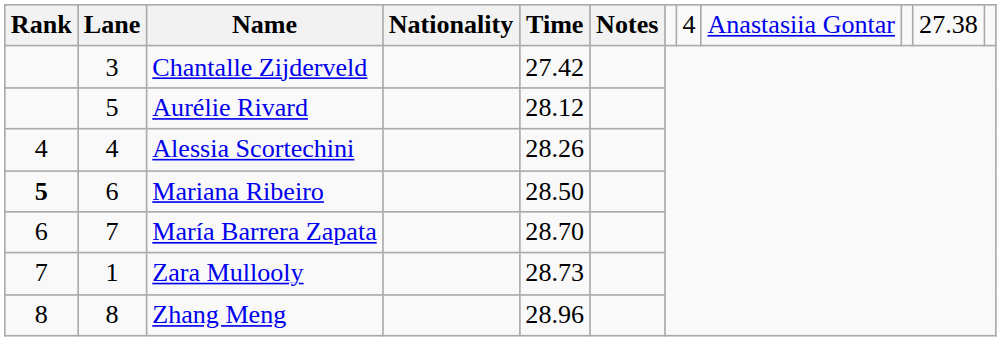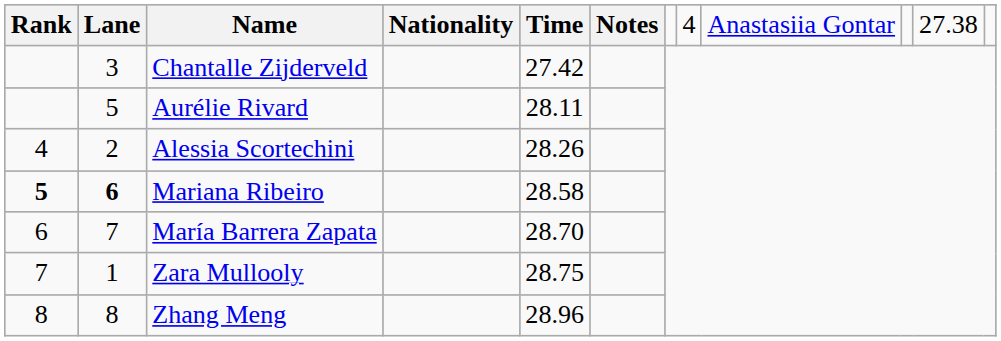(555, 107) 28.12 -> (555, 107) 28.11
(112, 149) 4 -> (112, 149) 2
(112, 190) normal -> (112, 190) bold
(555, 190) 28.50 -> (555, 190) 28.58
(555, 273) 28.73 -> (555, 273) 28.75
